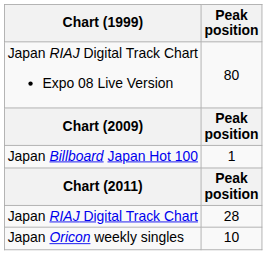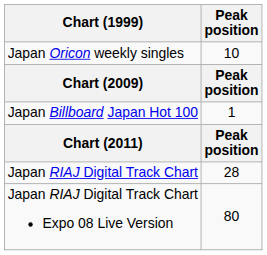rows swapped: (96, 238) <-> (103, 68)
